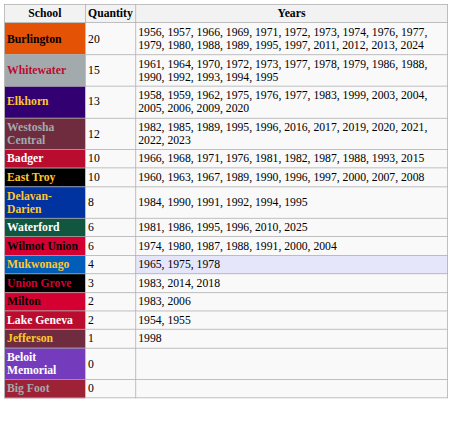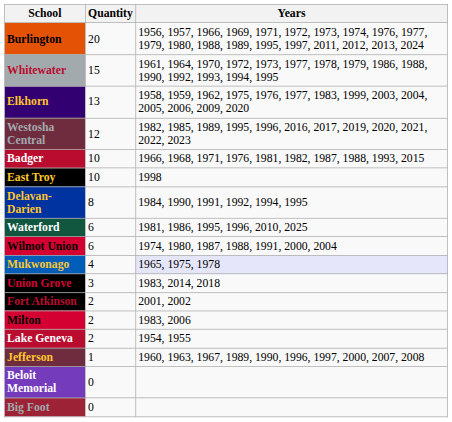(281, 177) 1960, 1963, 1967, 1989, 1990, 1996, 1997, 2000, 2007, 2008 -> (150, 177) 1998
+ row: (42, 301)
(150, 338) 1998 -> (281, 357) 1960, 1963, 1967, 1989, 1990, 1996, 1997, 2000, 2007, 2008
